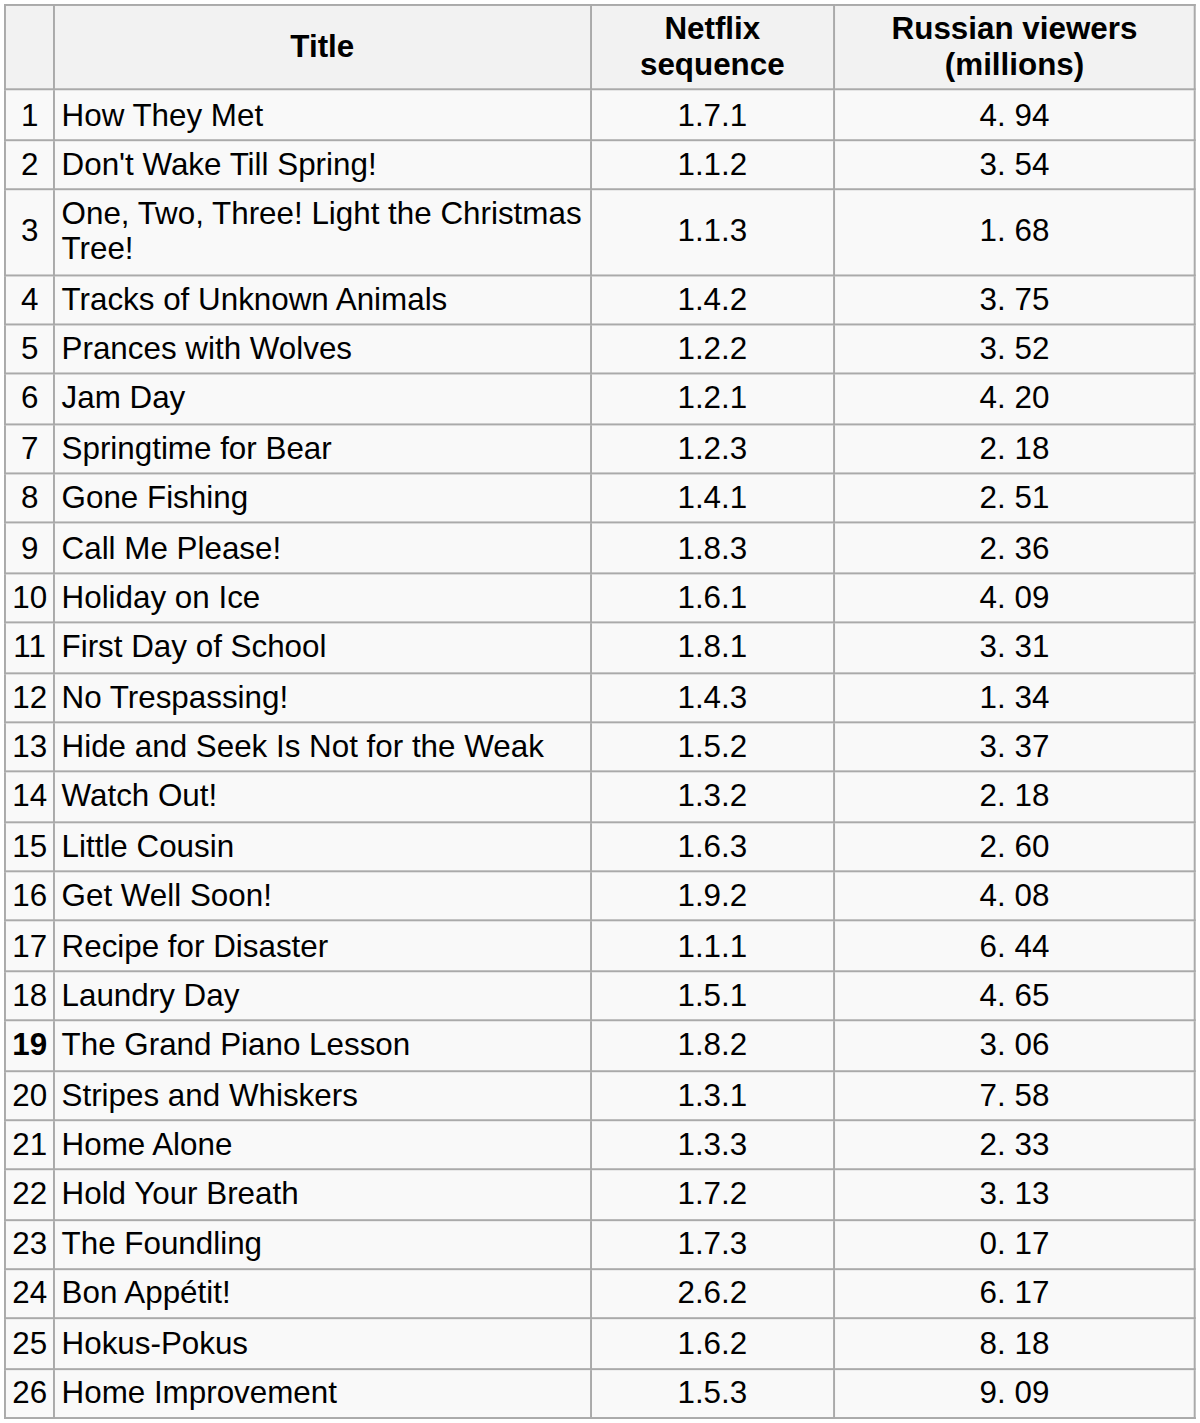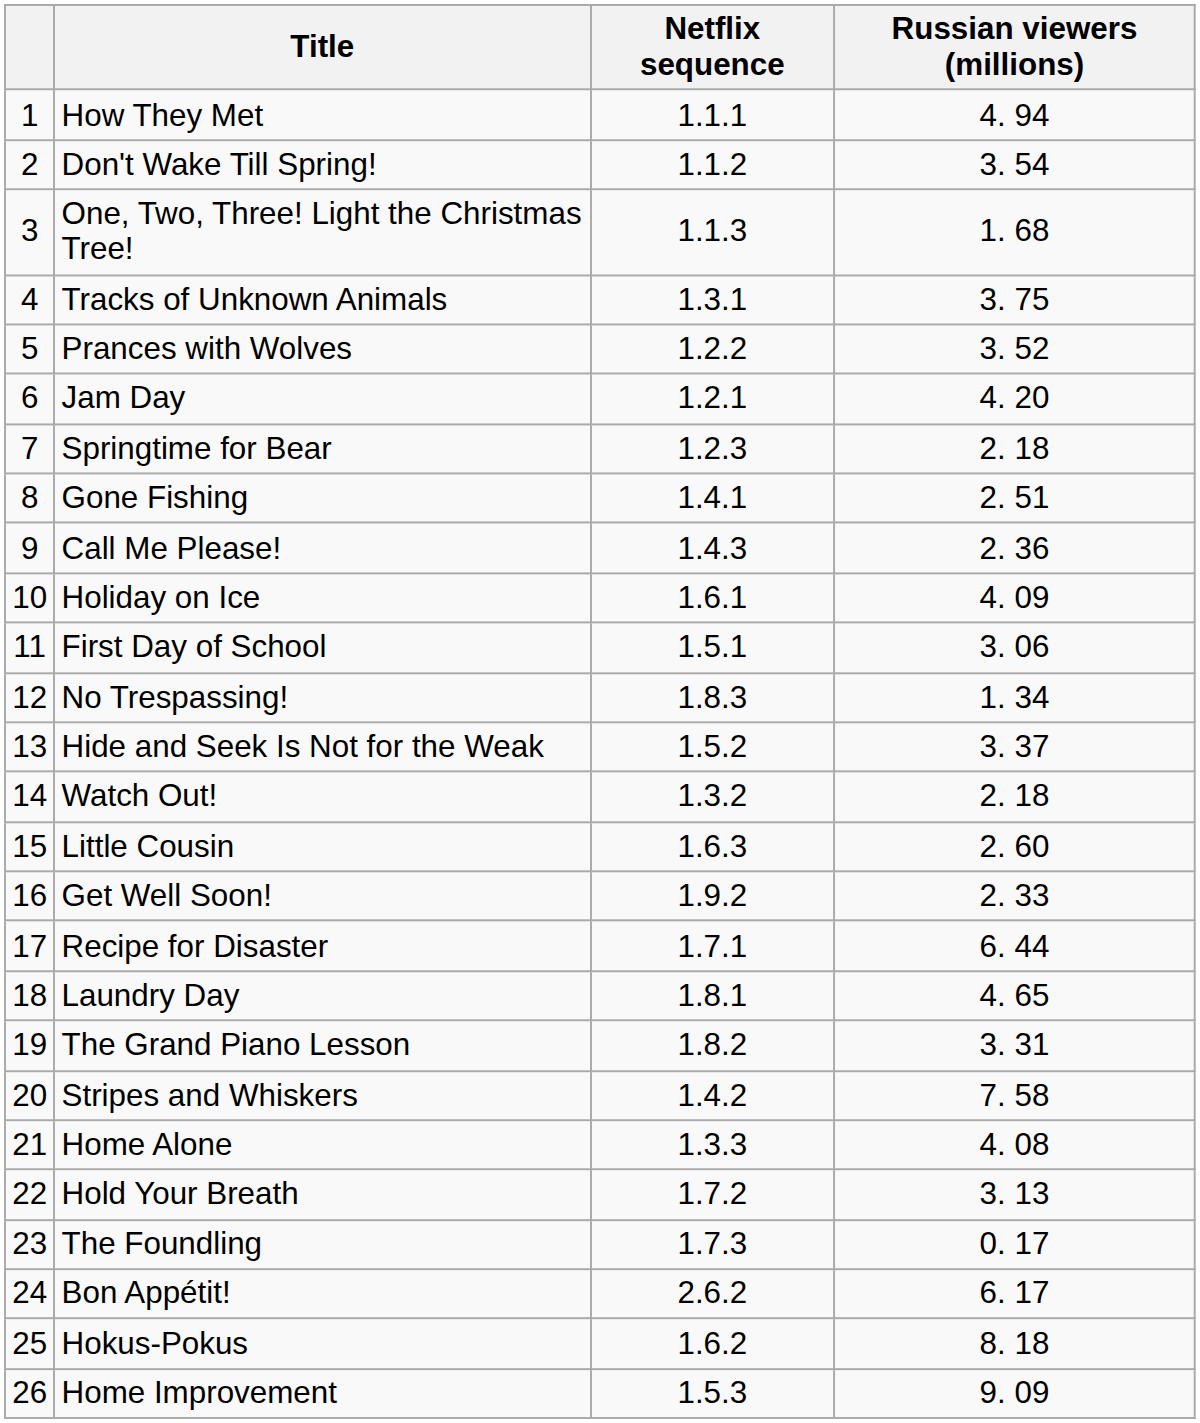(712, 114) 1.7.1 -> (712, 114) 1.1.1
(712, 298) 1.4.2 -> (712, 298) 1.3.1
(712, 547) 1.8.3 -> (712, 547) 1.4.3
(712, 647) 1.8.1 -> (712, 647) 1.5.1
(1015, 647) 3. 31 -> (1015, 647) 3. 06
(712, 696) 1.4.3 -> (712, 696) 1.8.3
(1015, 895) 4. 08 -> (1015, 895) 2. 33
(712, 945) 1.1.1 -> (712, 945) 1.7.1
(712, 995) 1.5.1 -> (712, 995) 1.8.1
(30, 1044) bold -> (30, 1044) normal
(1015, 1044) 3. 06 -> (1015, 1044) 3. 31
(712, 1094) 1.3.1 -> (712, 1094) 1.4.2
(1015, 1144) 2. 33 -> (1015, 1144) 4. 08
